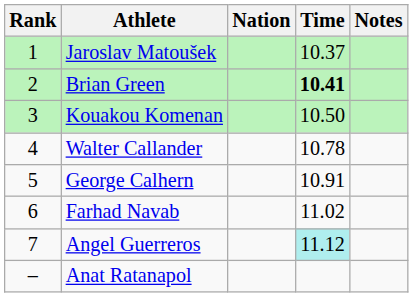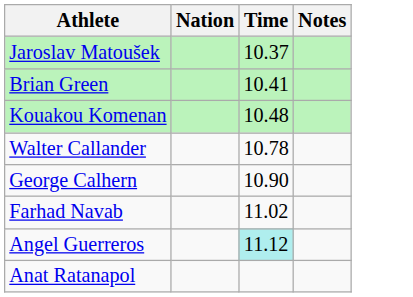- column: (33, 20)
(322, 84) bold -> (266, 84) normal
(322, 116) 10.50 -> (266, 116) 10.48
(322, 180) 10.91 -> (266, 180) 10.90
